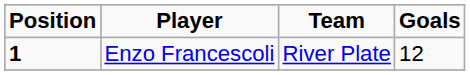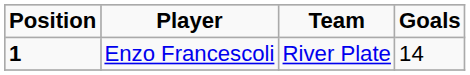(411, 54) 12 -> (411, 54) 14
